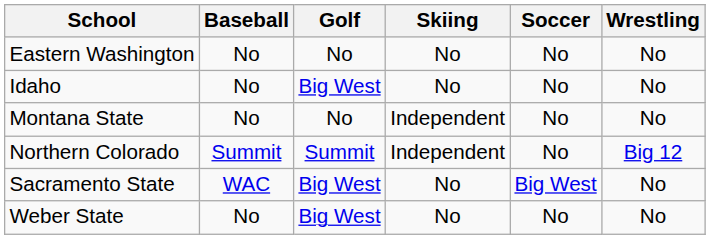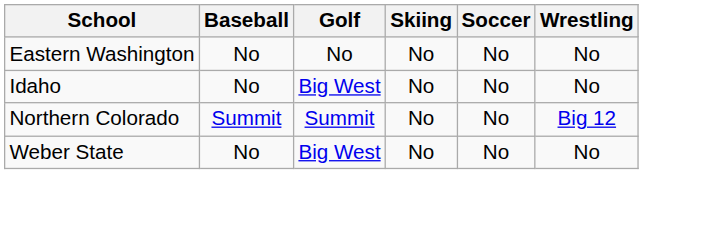- row: (77, 119)
(448, 151) Independent -> (421, 119) No
- row: (92, 184)
